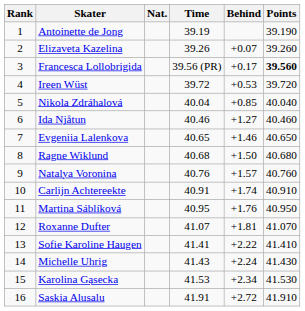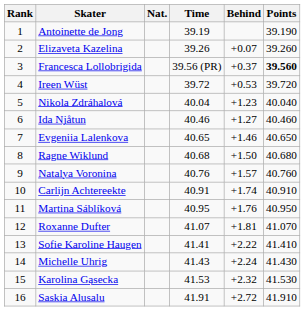(244, 66) +0.17 -> (244, 66) +0.37
(244, 102) +0.85 -> (244, 102) +1.23
(244, 279) +2.34 -> (244, 279) +2.32
